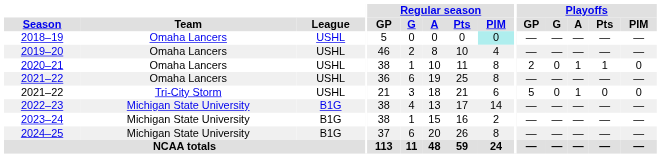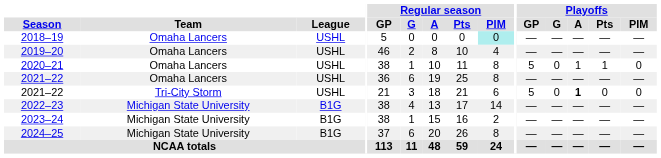(531, 65) 2 -> (531, 65) 5
(578, 92) normal -> (578, 92) bold
